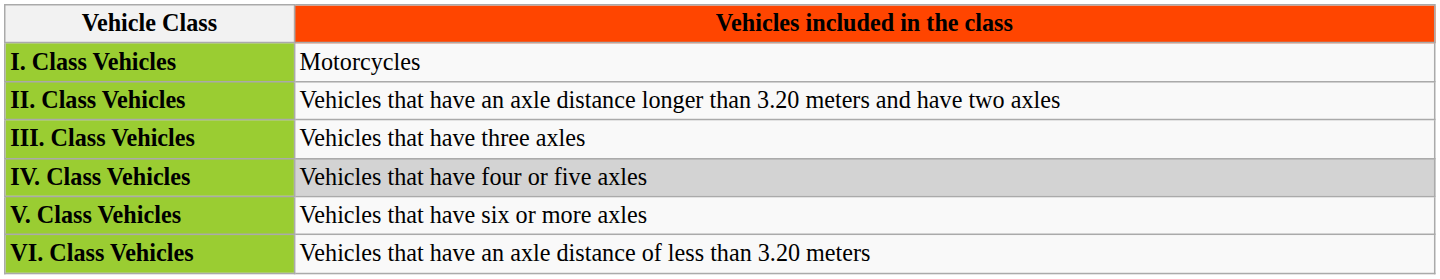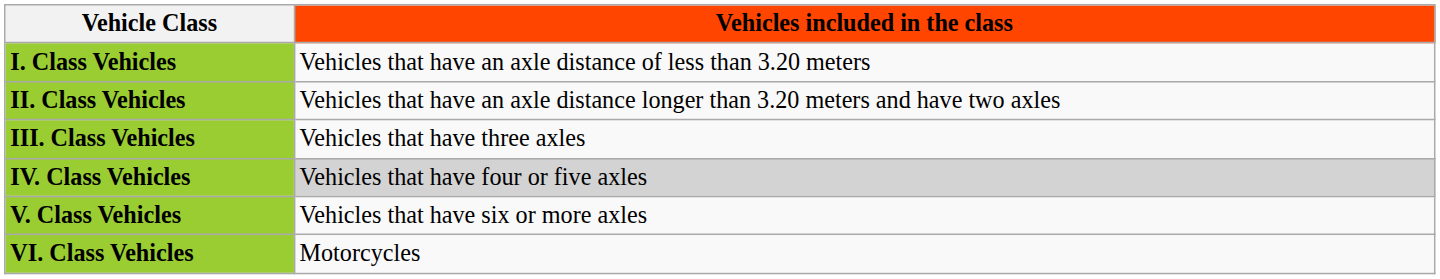(360, 61) Motorcycles -> (585, 61) Vehicles that have an axle distance of less than 3.20 meters
(585, 253) Vehicles that have an axle distance of less than 3.20 meters -> (360, 253) Motorcycles
